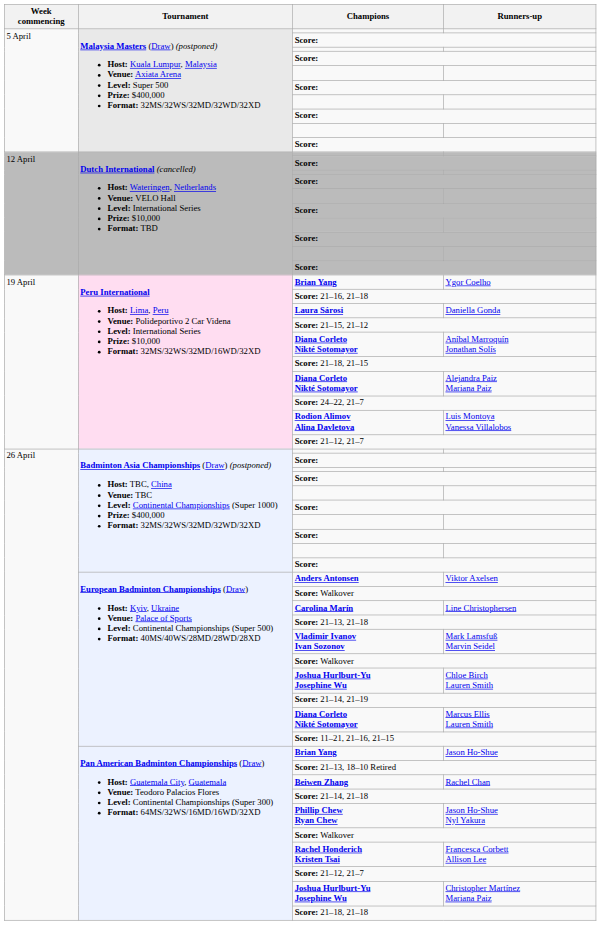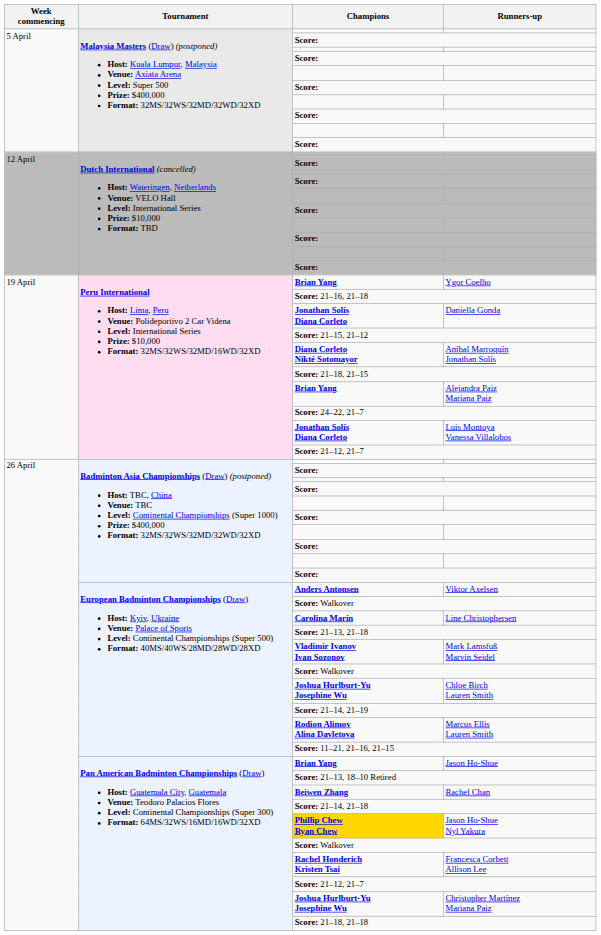(319, 310) Laura Sárosi -> (322, 315) Jonathan Solís Diana Corleto
(326, 383) Diana Corleto Nikté Sotomayor -> (316, 388) Brian Yang
(324, 422) Rodion Alimov Alina Davletova -> (322, 432) Jonathan Solís Diana Corleto
(326, 719) Diana Corleto Nikté Sotomayor -> (324, 729) Rodion Alimov Alina Davletova
(319, 815) no background -> (319, 825) gold background
